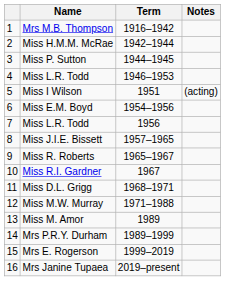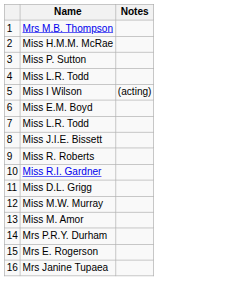- column: (149, 12)
